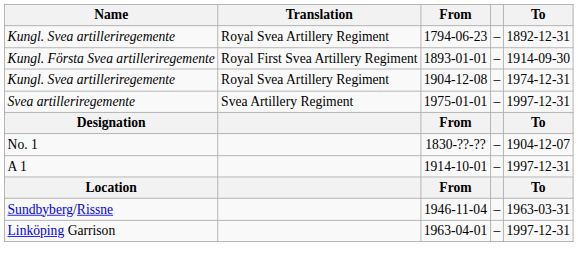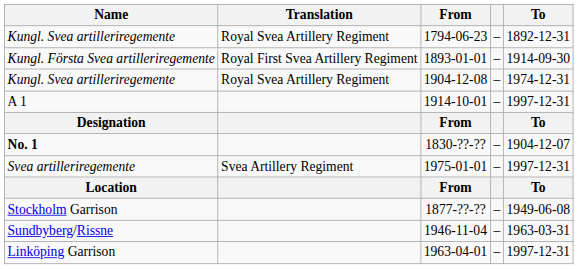rows swapped: (455, 101) <-> (455, 166)
(23, 144) normal -> (23, 144) bold
+ row: (455, 209)
